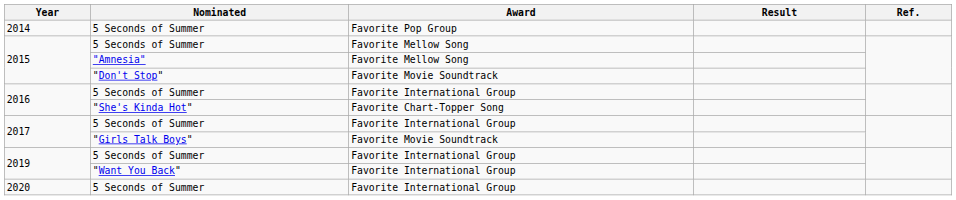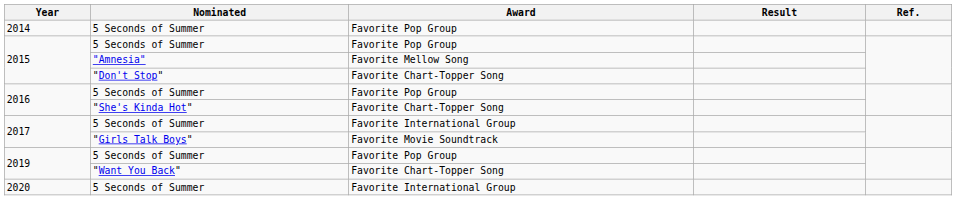(410, 44) Favorite Mellow Song -> (404, 44) Favorite Pop Group
(425, 76) Favorite Movie Soundtrack -> (427, 76) Favorite Chart-Topper Song
(433, 92) Favorite International Group -> (404, 92) Favorite Pop Group
(433, 155) Favorite International Group -> (404, 155) Favorite Pop Group
(433, 171) Favorite International Group -> (427, 171) Favorite Chart-Topper Song
